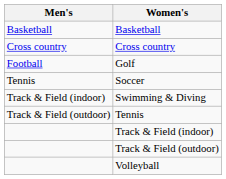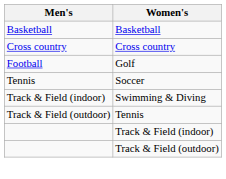- row: (137, 166)
